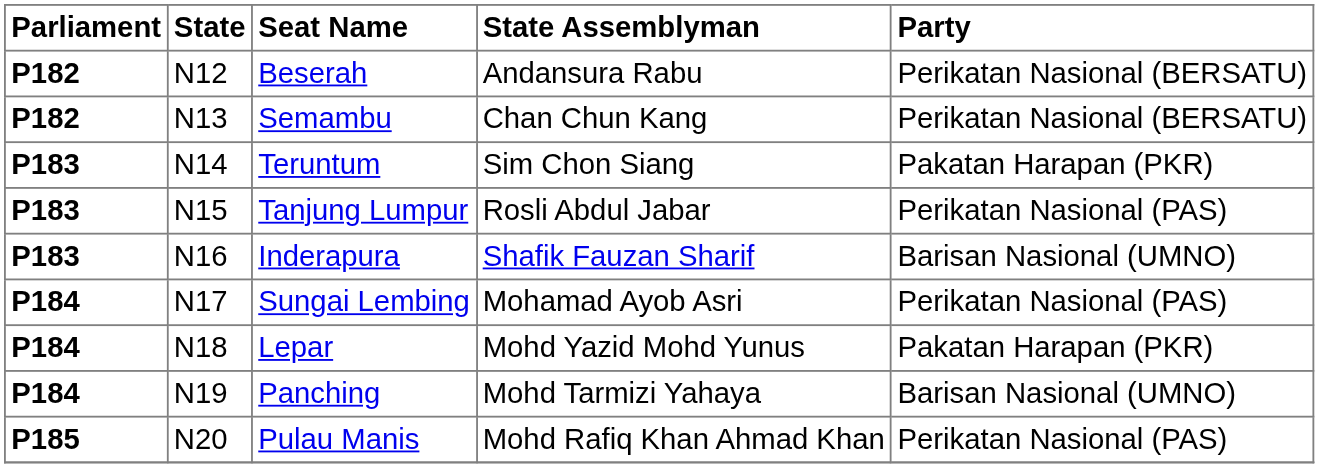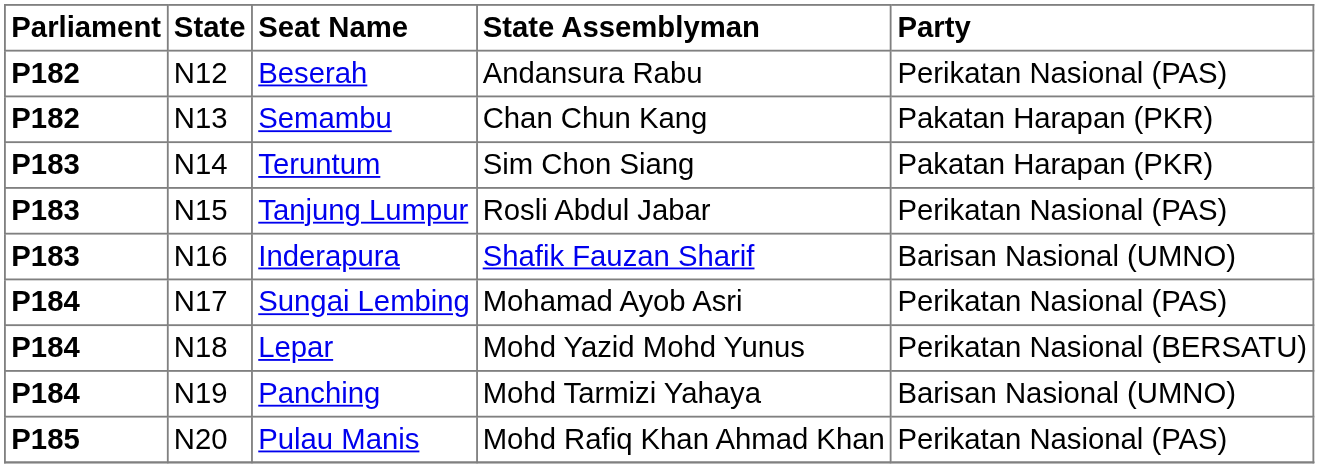(1102, 73) Perikatan Nasional (BERSATU) -> (1062, 73) Perikatan Nasional (PAS)
(1102, 118) Perikatan Nasional (BERSATU) -> (1055, 118) Pakatan Harapan (PKR)
(1055, 347) Pakatan Harapan (PKR) -> (1102, 347) Perikatan Nasional (BERSATU)
